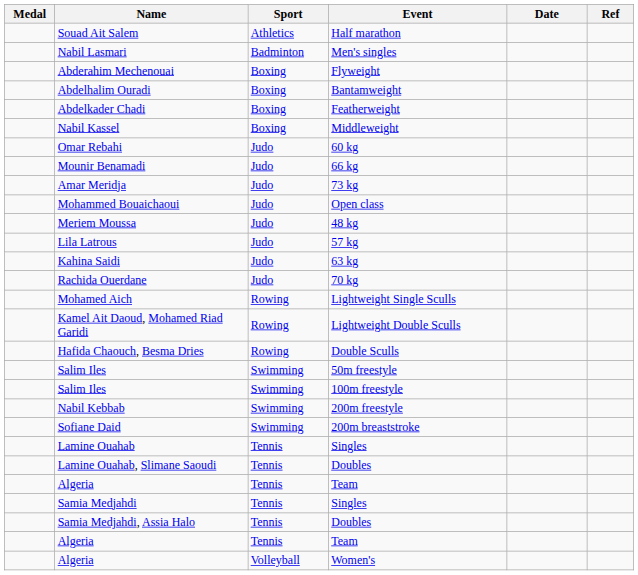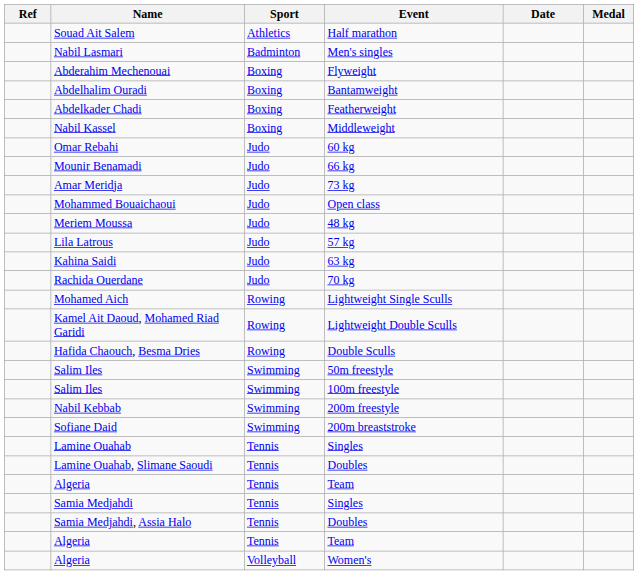columns swapped: (30, 14) <-> (610, 14)
